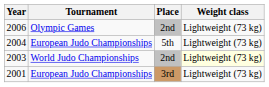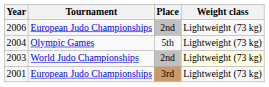(62, 27) Olympic Games -> (91, 27) European Judo Championships
(91, 43) European Judo Championships -> (62, 43) Olympic Games
